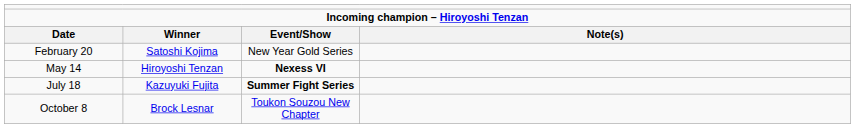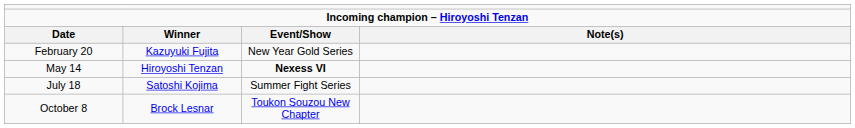(182, 51) Satoshi Kojima -> (182, 51) Kazuyuki Fujita
(182, 85) Kazuyuki Fujita -> (182, 85) Satoshi Kojima
(300, 85) bold -> (300, 85) normal
